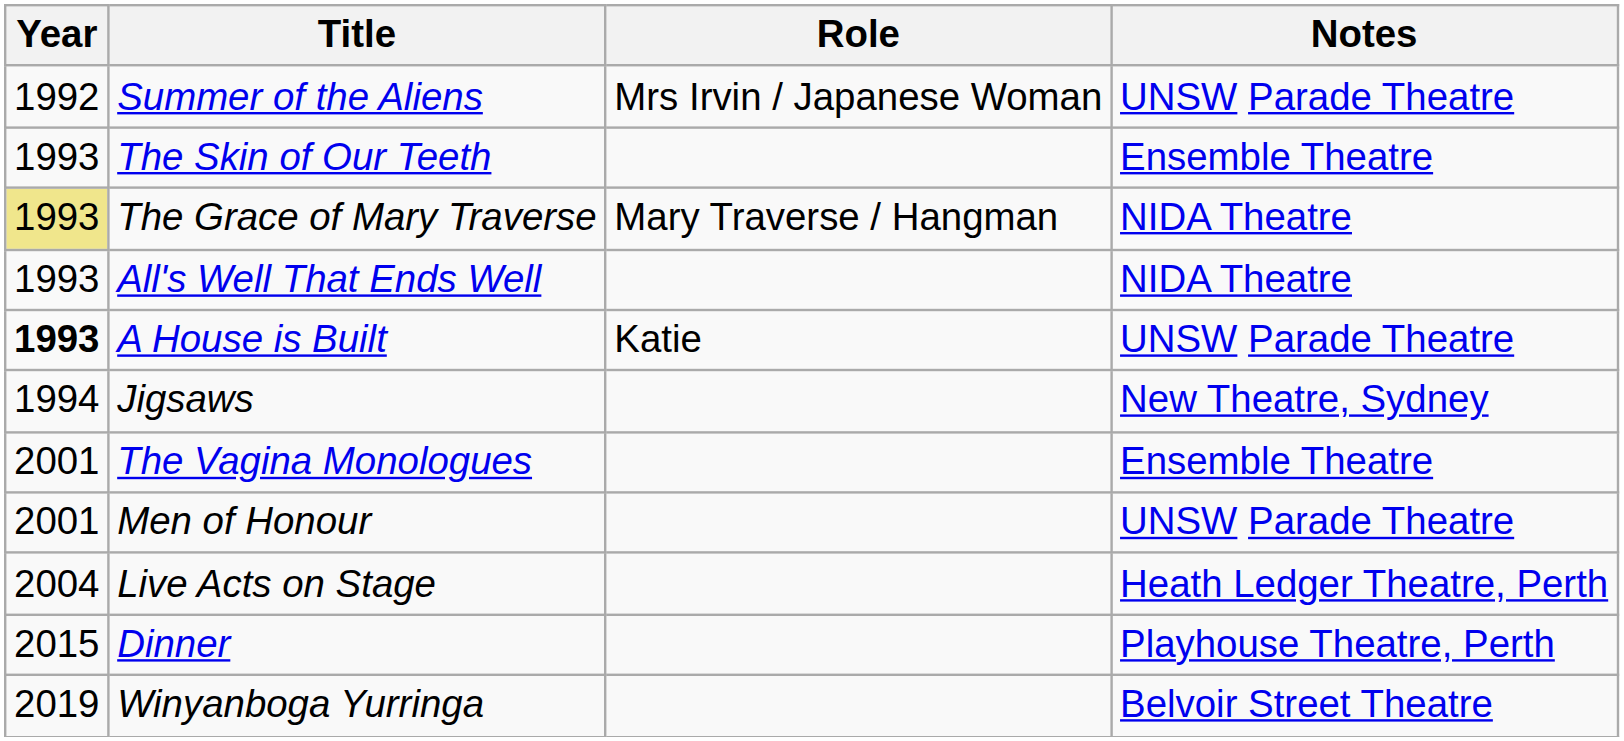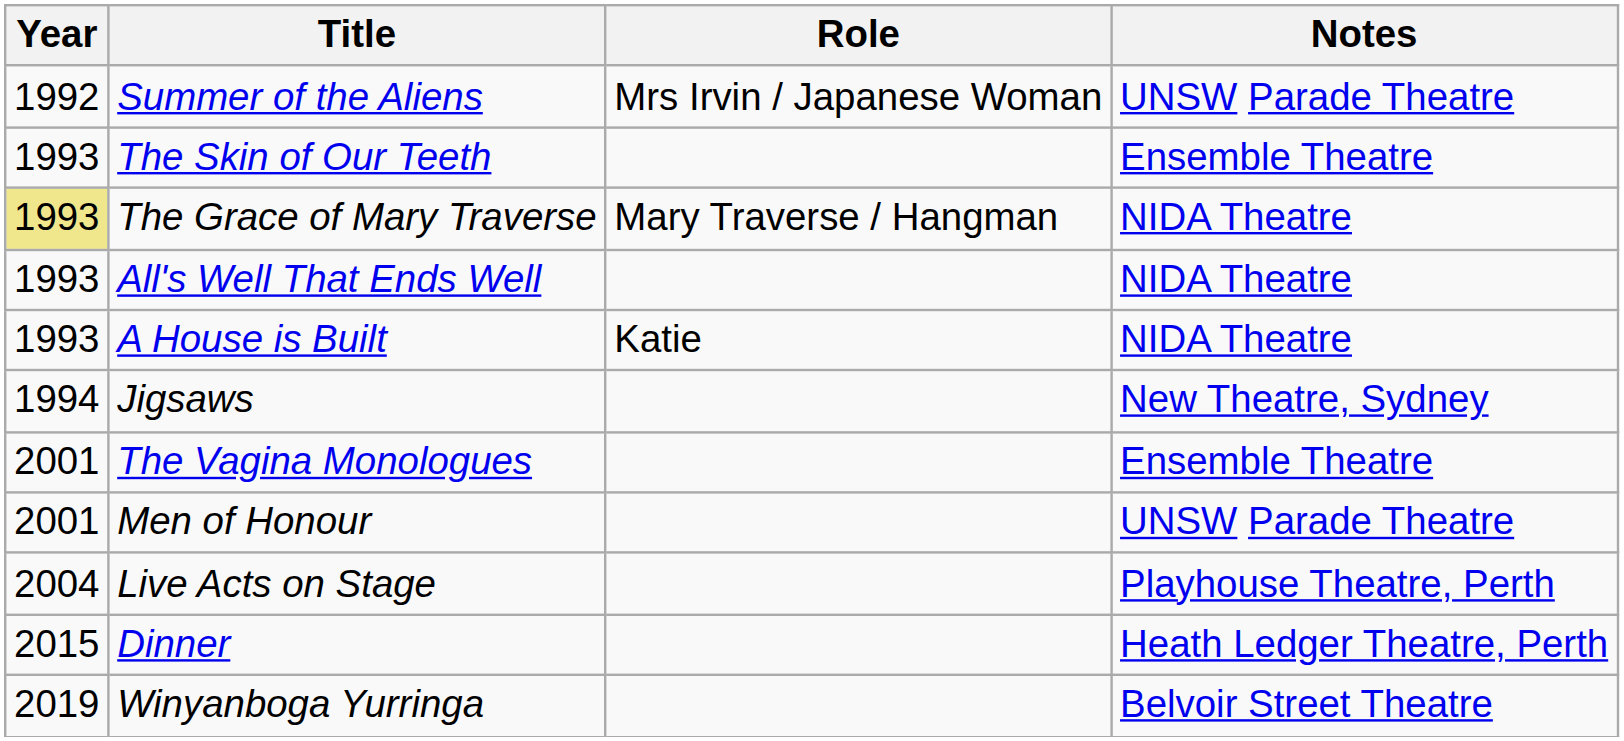(57, 339) bold -> (57, 339) normal
(1317, 339) UNSW Parade Theatre -> (1236, 339) NIDA Theatre
(1364, 583) Heath Ledger Theatre, Perth -> (1337, 583) Playhouse Theatre, Perth
(1337, 643) Playhouse Theatre, Perth -> (1364, 643) Heath Ledger Theatre, Perth
